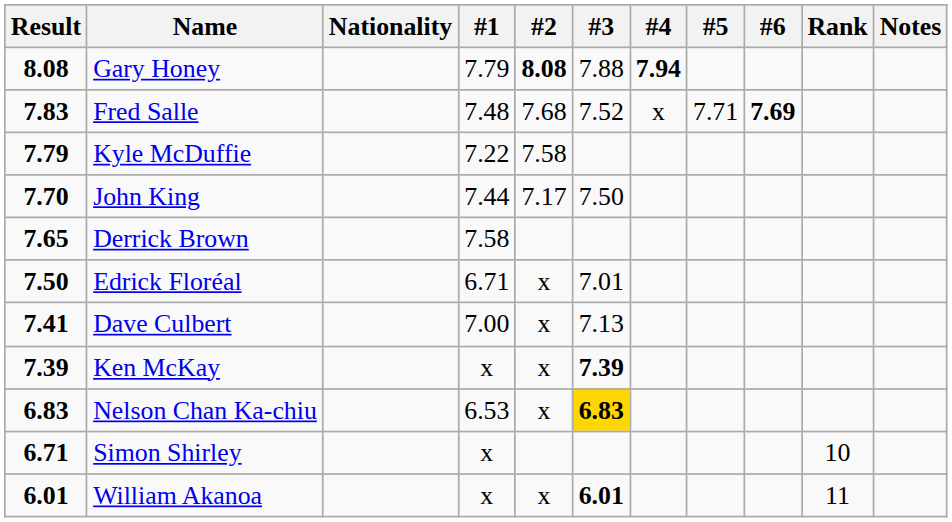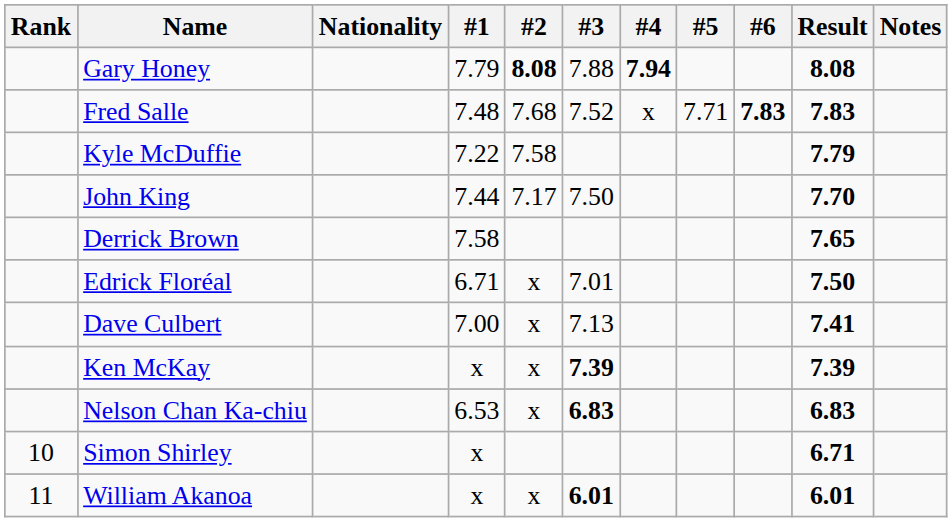columns swapped: (838, 25) <-> (46, 25)
(773, 111) 7.69 -> (763, 111) 7.83
(601, 409) gold background -> (591, 409) no background
